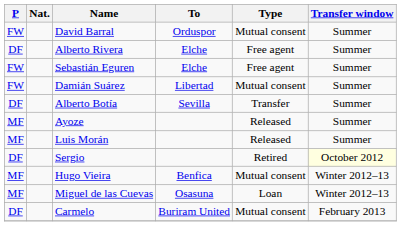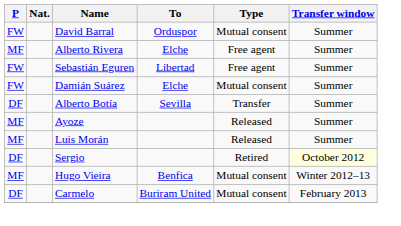(15, 49) DF -> (15, 49) MF
(194, 67) Elche -> (175, 67) Libertad
(194, 85) Libertad -> (175, 85) Elche
- row: (104, 193)
